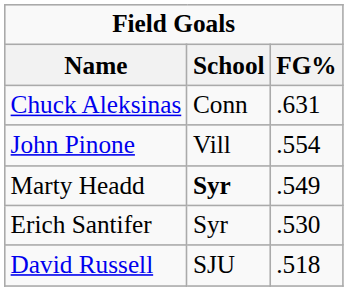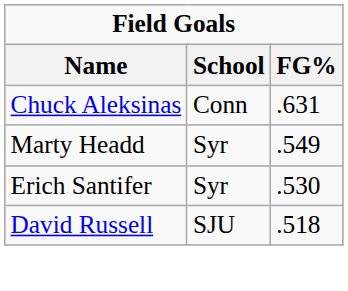- row: (73, 144)
(212, 184) bold -> (210, 144) normal
